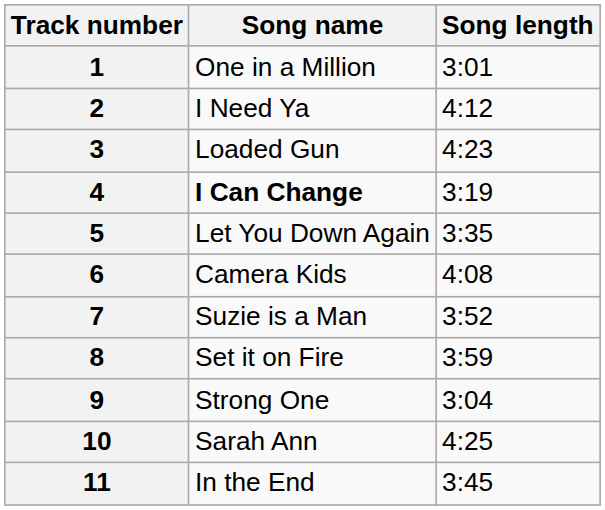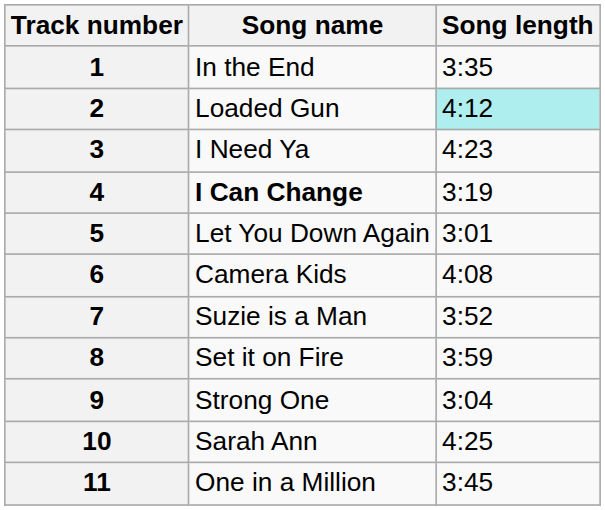(285, 66) One in a Million -> (255, 66) In the End
(468, 66) 3:01 -> (468, 66) 3:35
(252, 108) I Need Ya -> (267, 108) Loaded Gun
(468, 108) no background -> (468, 108) paleturquoise background
(267, 150) Loaded Gun -> (252, 150) I Need Ya
(468, 233) 3:35 -> (468, 233) 3:01
(255, 483) In the End -> (285, 483) One in a Million
